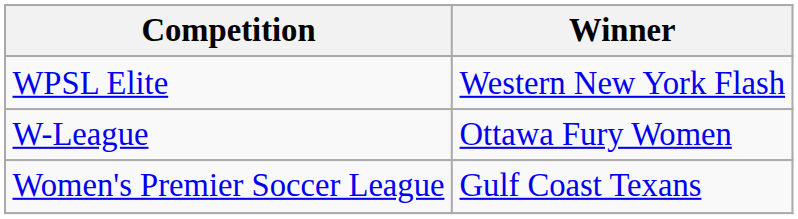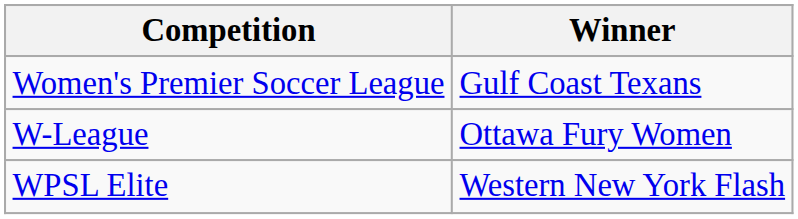rows swapped: (90, 82) <-> (229, 185)
